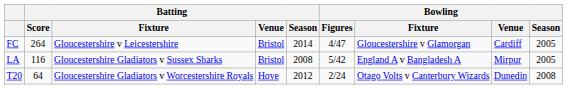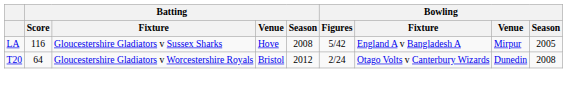- row: (12, 44)
(271, 60) Bristol -> (268, 44) Hove
(268, 76) Hove -> (271, 60) Bristol
